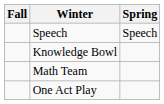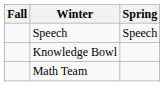- row: (65, 90)
